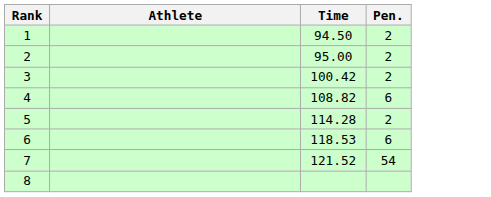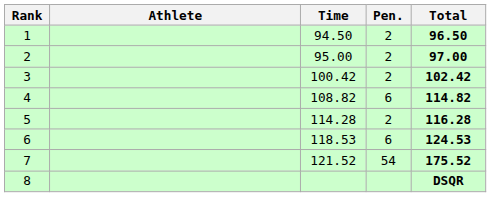+ column: (448, 15)
